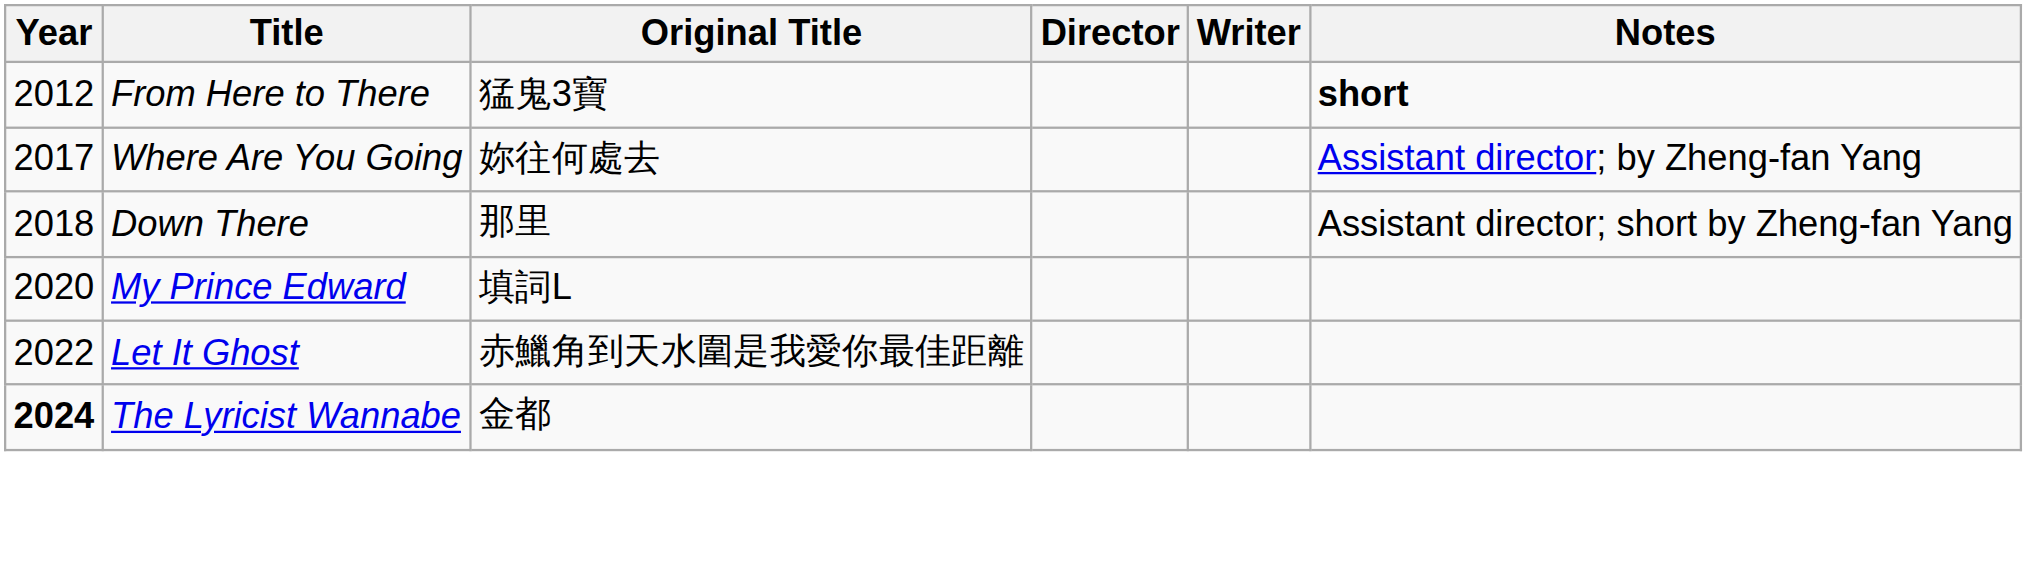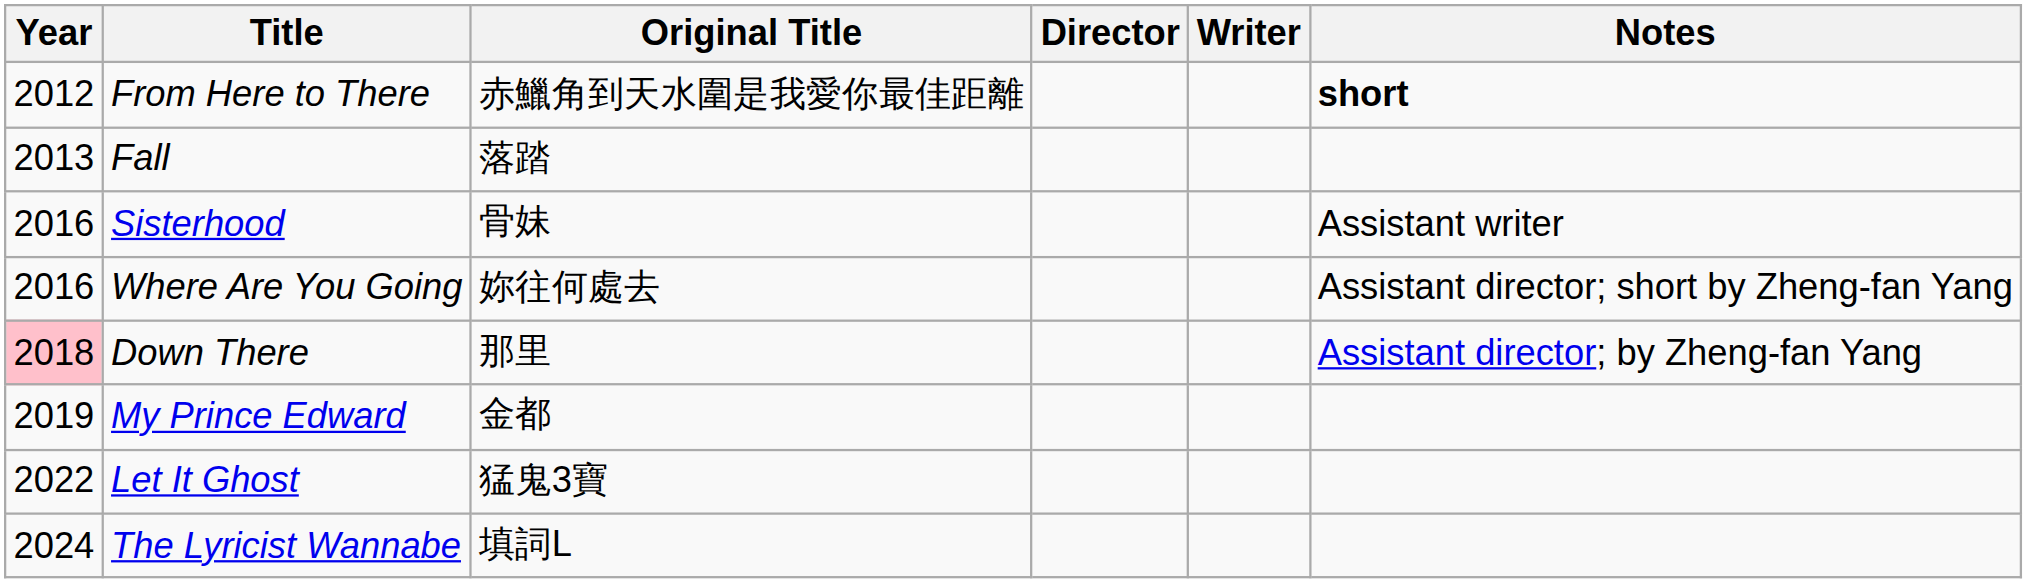(544, 93) 猛鬼3寶 -> (752, 93) 赤鱲角到天水圍是我愛你最佳距離
+ row: (140, 158)
+ row: (198, 223)
(54, 158) 2017 -> (54, 287) 2016
(1620, 158) Assistant director; by Zheng-fan Yang -> (1665, 287) Assistant director; short by Zheng-fan Yang
(54, 223) no background -> (54, 351) pink background
(1665, 223) Assistant director; short by Zheng-fan Yang -> (1620, 351) Assistant director; by Zheng-fan Yang
(54, 287) 2020 -> (54, 416) 2019
(526, 286) 填詞L -> (515, 415) 金都
(752, 350) 赤鱲角到天水圍是我愛你最佳距離 -> (544, 479) 猛鬼3寶
(54, 416) bold -> (54, 545) normal
(515, 415) 金都 -> (526, 544) 填詞L
